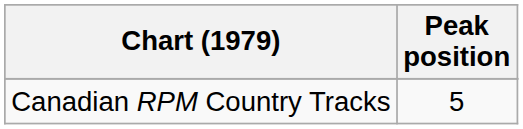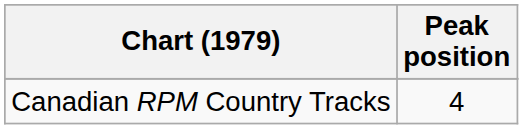(457, 100) 5 -> (457, 100) 4
